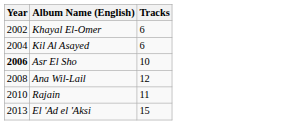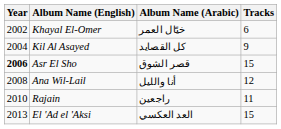+ column: (189, 12)
(142, 45) 6 -> (246, 46) 9
(145, 62) 10 -> (249, 63) 15
